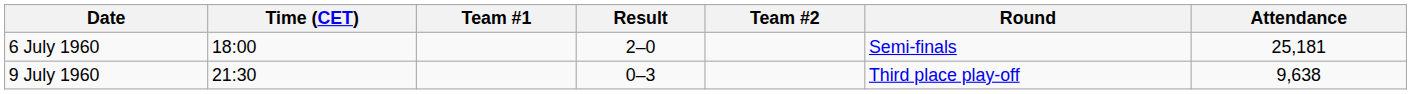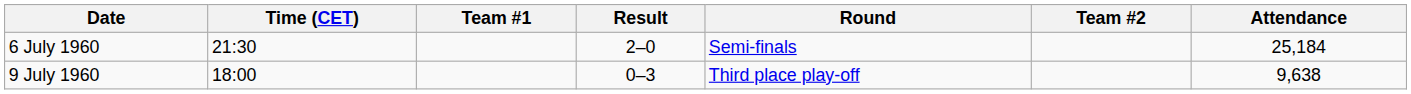columns swapped: (785, 18) <-> (1028, 18)
(234, 46) 18:00 -> (234, 46) 21:30
(1299, 46) 25,181 -> (1299, 46) 25,184
(234, 74) 21:30 -> (234, 74) 18:00
